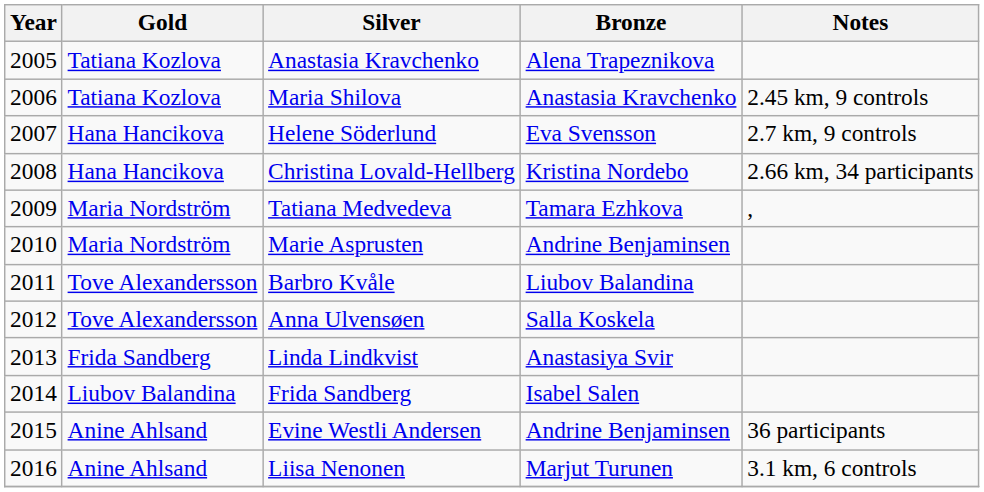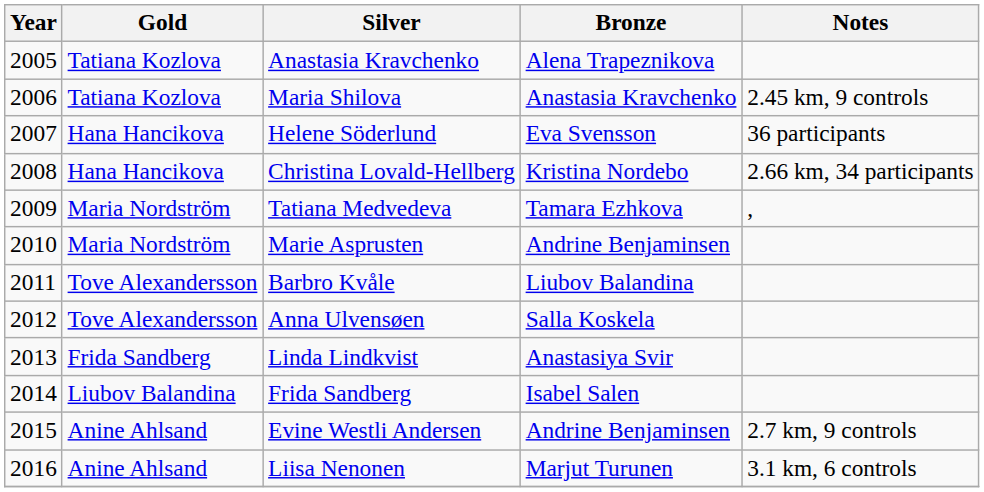(832, 134) 2.7 km, 9 controls -> (816, 134) 36 participants
(816, 430) 36 participants -> (832, 430) 2.7 km, 9 controls
